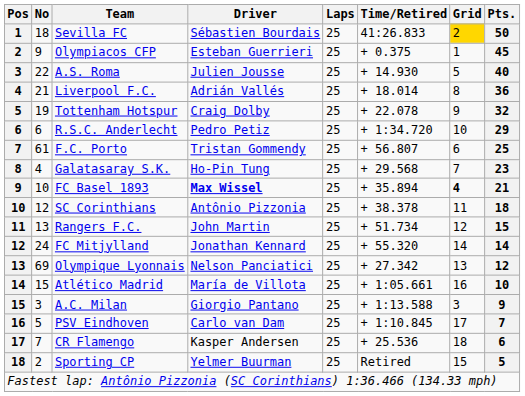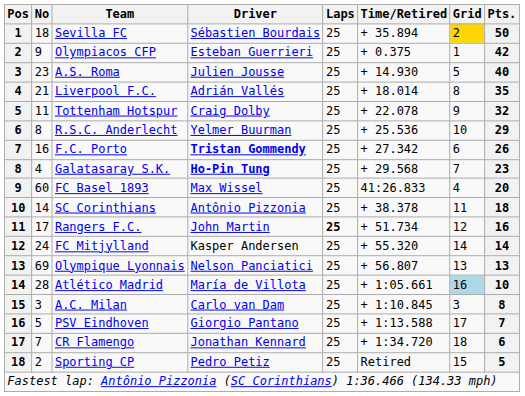(393, 34) 41:26.833 -> (389, 34) + 35.894
(502, 53) 45 -> (502, 53) 42
(42, 73) 22 -> (42, 73) 23
(502, 92) 36 -> (502, 92) 35
(42, 111) 19 -> (42, 111) 11
(38, 131) 6 -> (38, 131) 8
(230, 131) Pedro Petiz -> (241, 131) Yelmer Buurman
(397, 131) + 1:34.720 -> (389, 131) + 25.536
(42, 150) 61 -> (42, 150) 16
(248, 150) normal -> (248, 150) bold
(389, 150) + 56.807 -> (389, 150) + 27.342
(502, 150) 25 -> (502, 150) 26
(230, 169) normal -> (230, 169) bold
(42, 189) 10 -> (42, 189) 60
(227, 189) bold -> (227, 189) normal
(389, 189) + 35.894 -> (393, 189) 41:26.833
(456, 189) bold -> (456, 189) normal
(502, 189) 21 -> (502, 189) 20
(42, 208) 12 -> (42, 208) 14
(42, 227) 13 -> (42, 227) 17
(333, 227) normal -> (333, 227) bold
(502, 227) 15 -> (502, 227) 16
(248, 247) Jonathan Kennard -> (245, 247) Kasper Andersen
(389, 266) + 27.342 -> (389, 266) + 56.807
(502, 266) 12 -> (502, 266) 13
(42, 285) 15 -> (42, 285) 28
(460, 285) no background -> (460, 285) lightblue background
(245, 305) Giorgio Pantano -> (237, 305) Carlo van Dam
(397, 305) + 1:13.588 -> (397, 305) + 1:10.845
(502, 305) 9 -> (502, 305) 8
(237, 324) Carlo van Dam -> (245, 324) Giorgio Pantano
(397, 324) + 1:10.845 -> (397, 324) + 1:13.588
(245, 343) Kasper Andersen -> (248, 343) Jonathan Kennard
(389, 343) + 25.536 -> (397, 343) + 1:34.720
(241, 363) Yelmer Buurman -> (230, 363) Pedro Petiz
